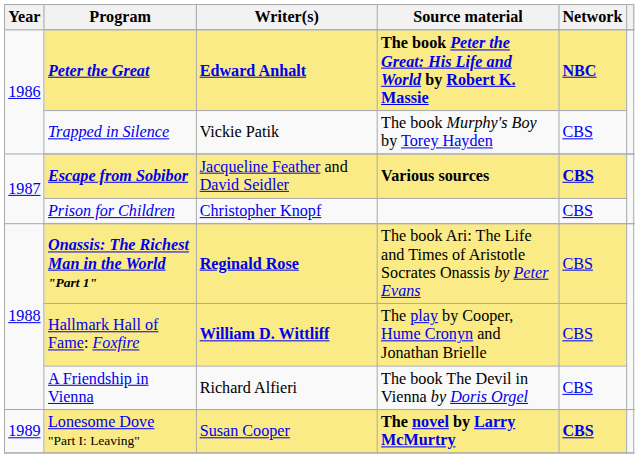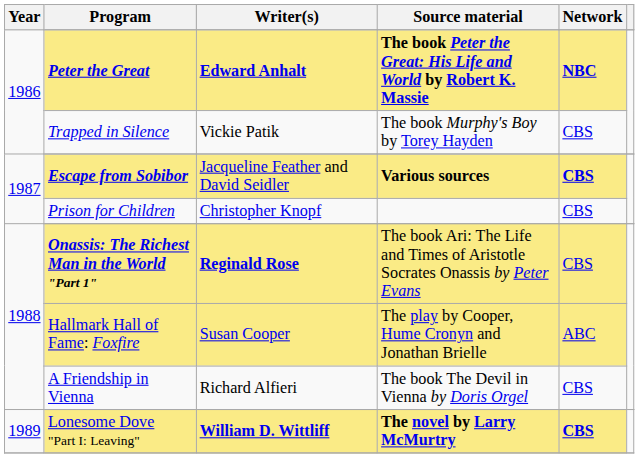(265, 334) William D. Wittliff -> (245, 334) Susan Cooper
(578, 334) CBS -> (579, 334) ABC
(245, 431) Susan Cooper -> (265, 431) William D. Wittliff
